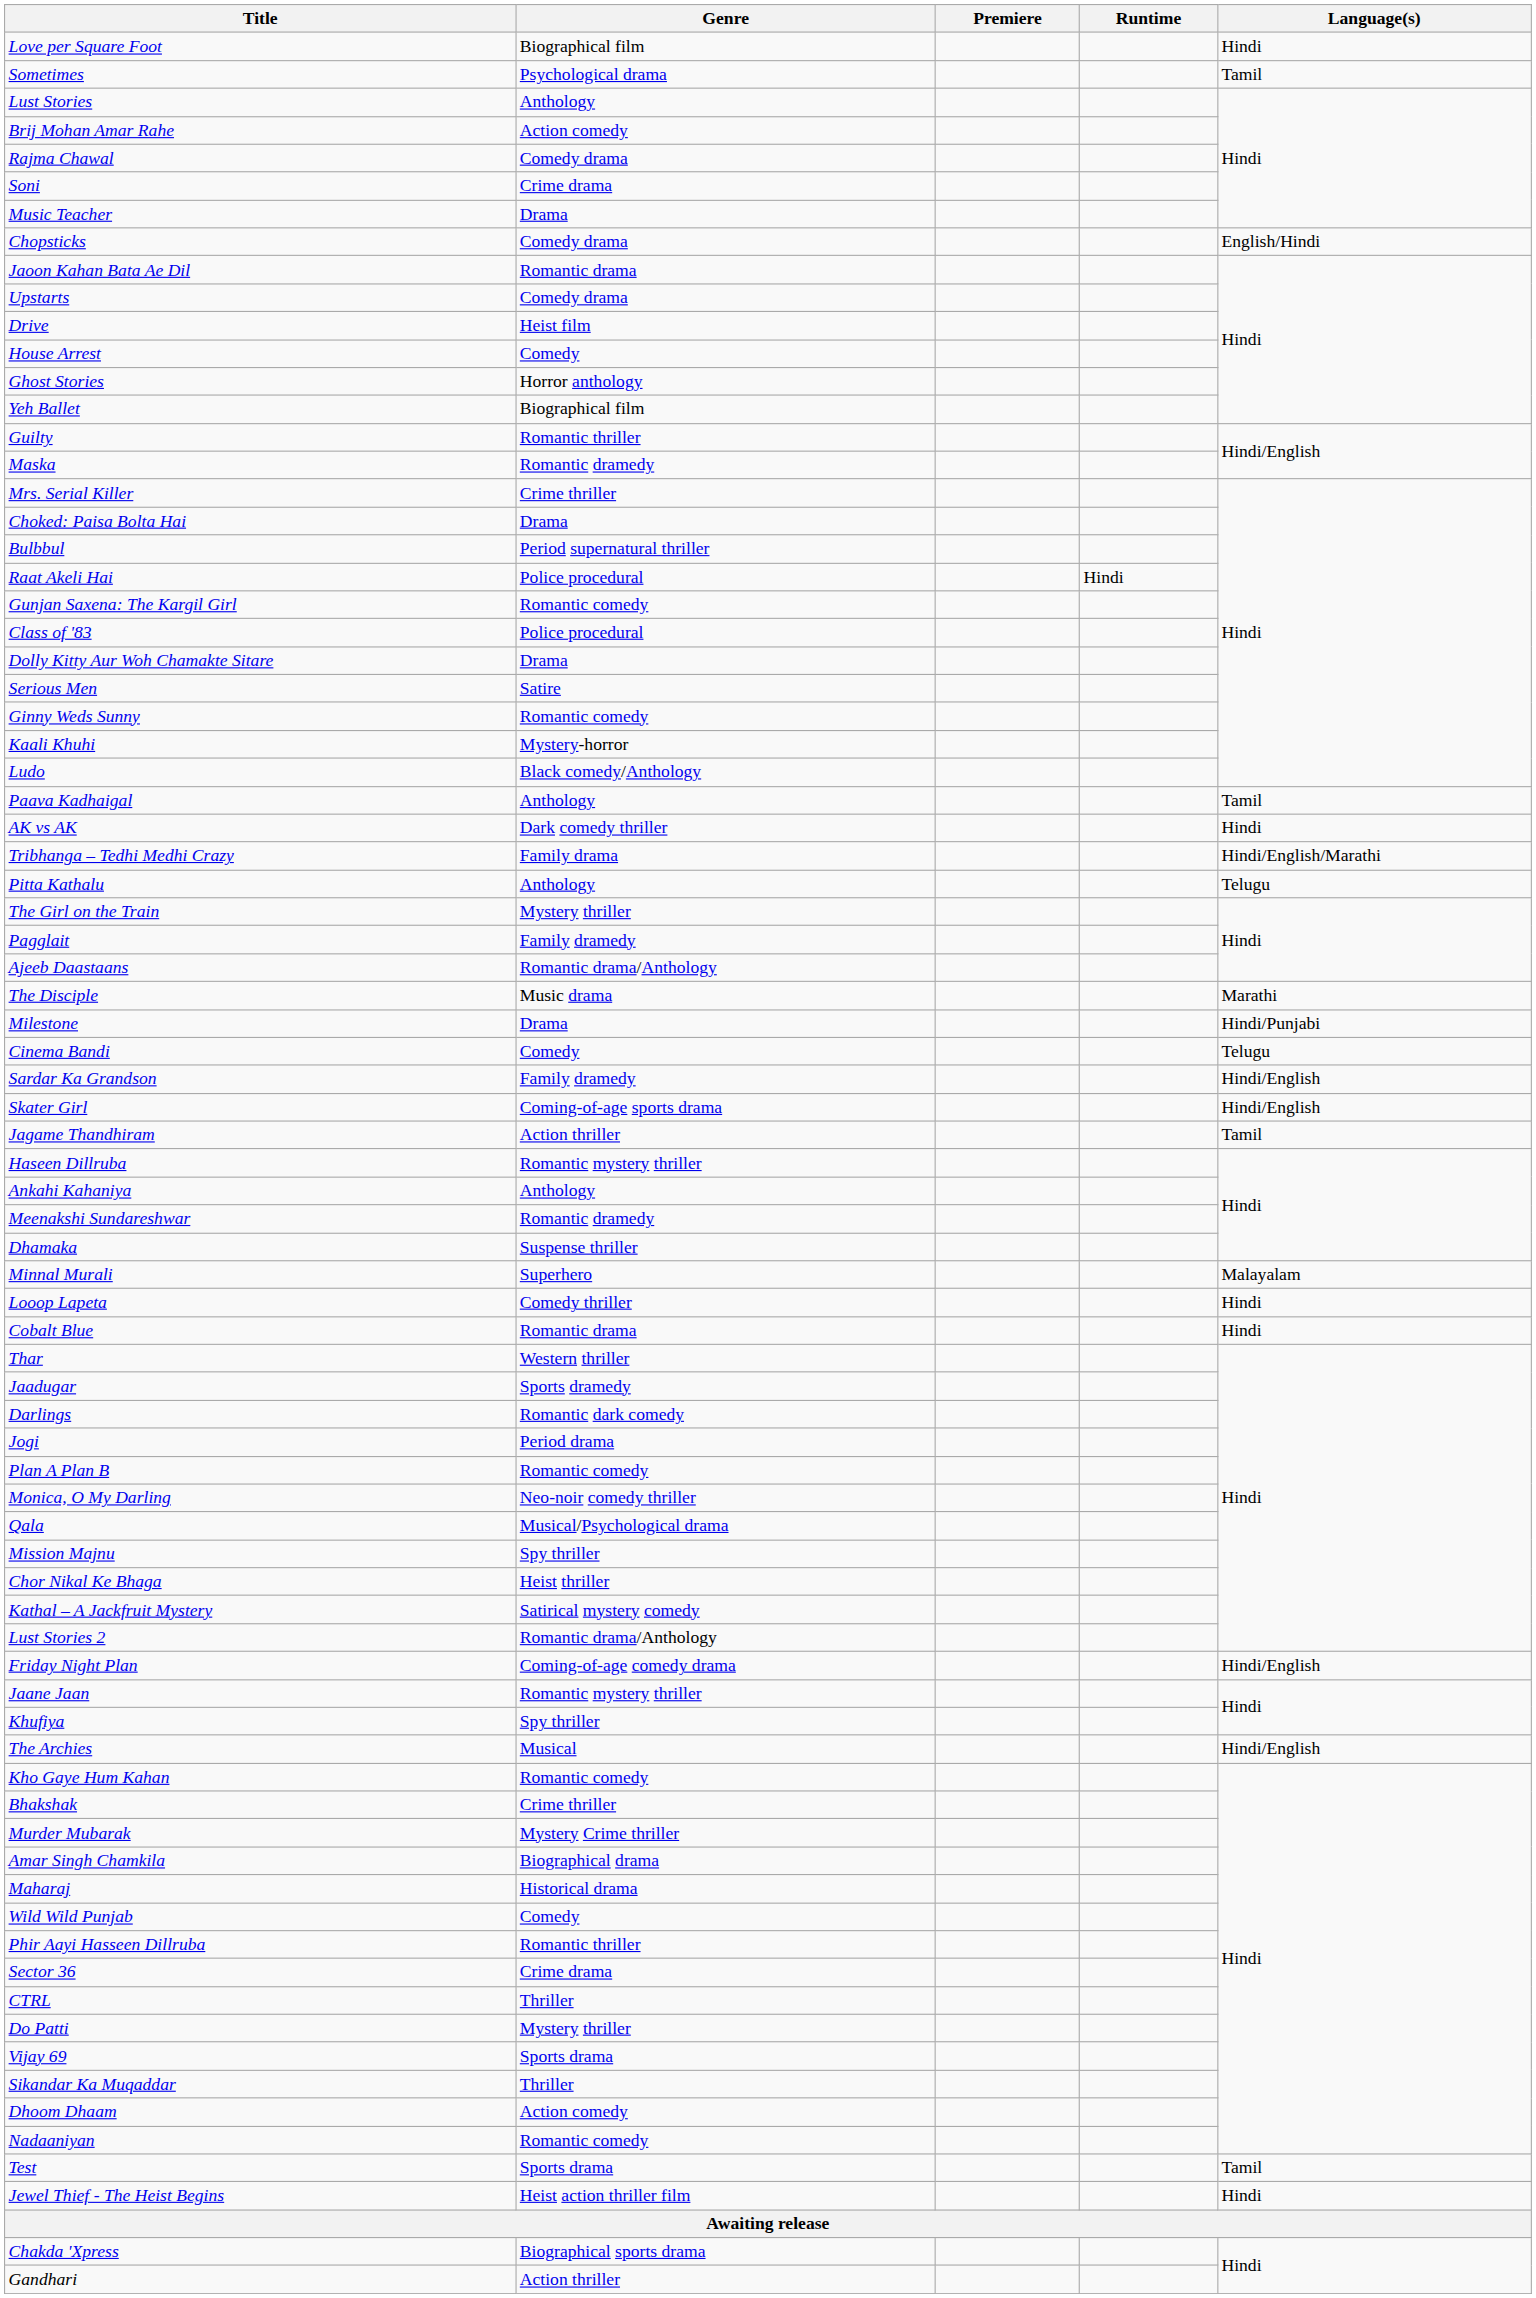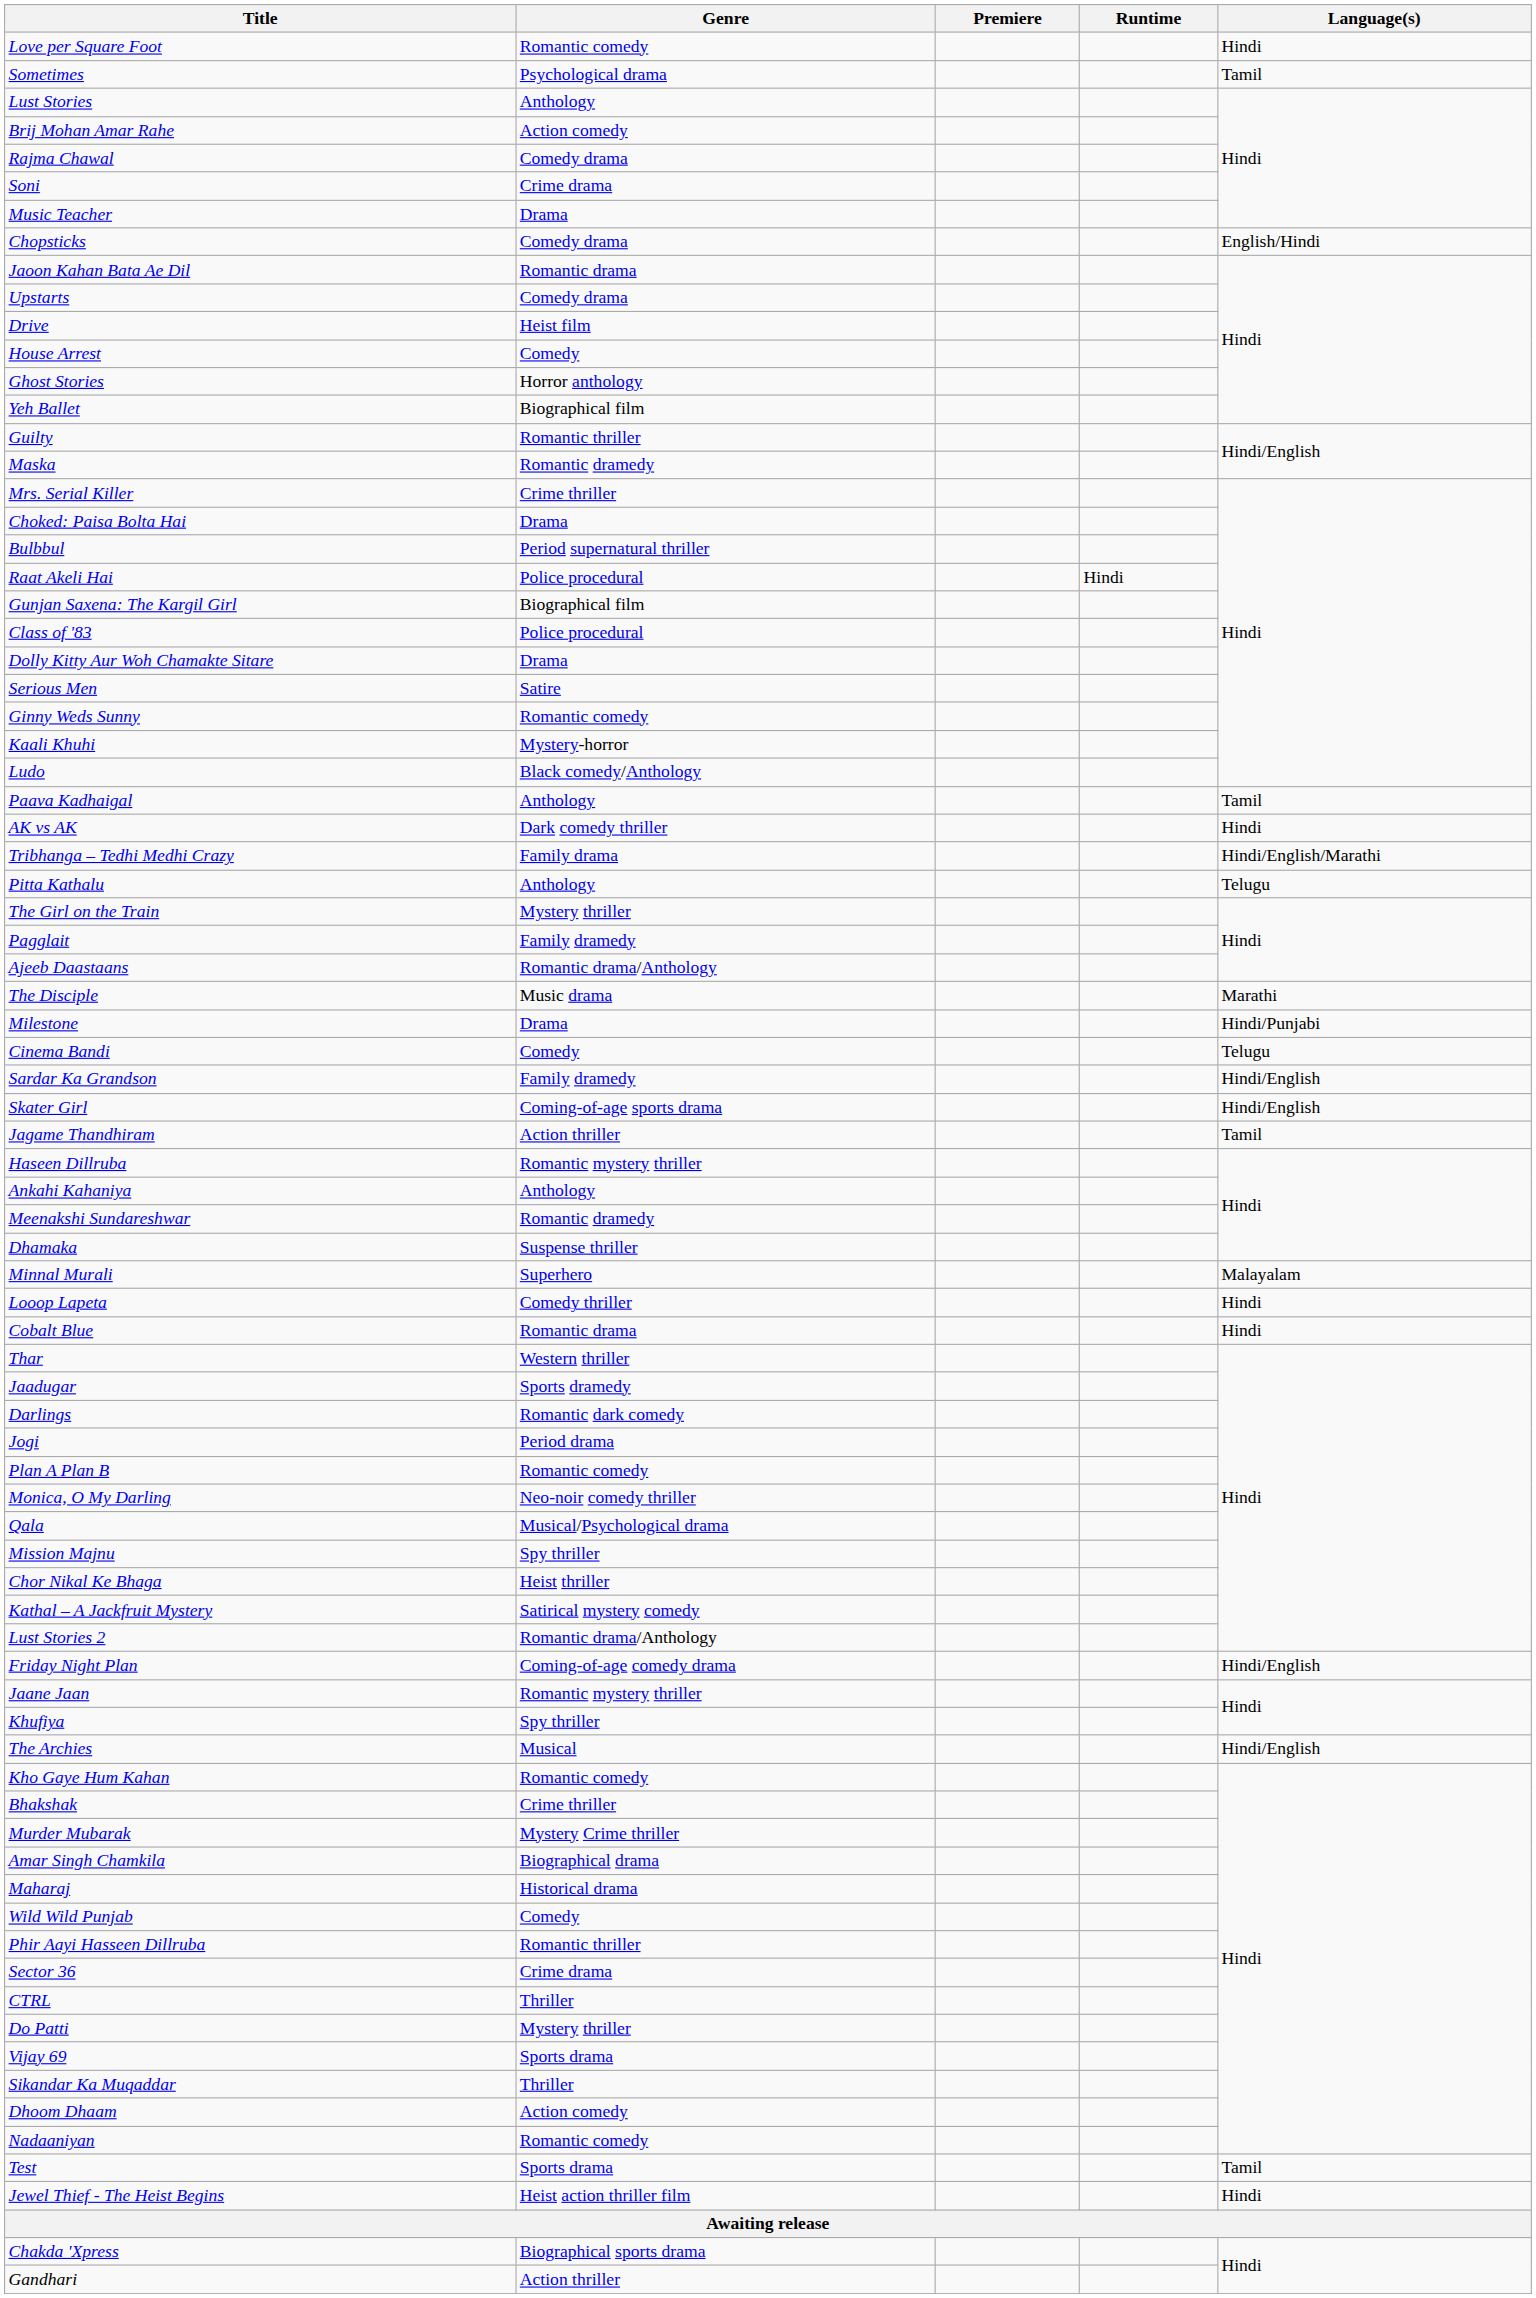(582, 46) Biographical film -> (584, 46) Romantic comedy
(584, 604) Romantic comedy -> (582, 604) Biographical film
